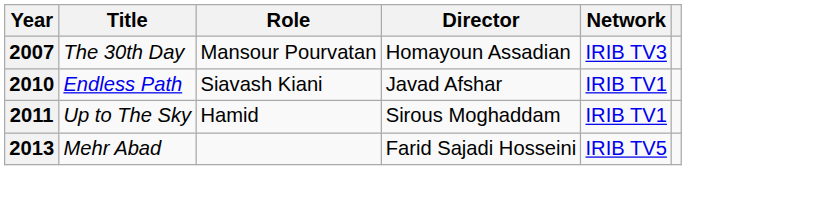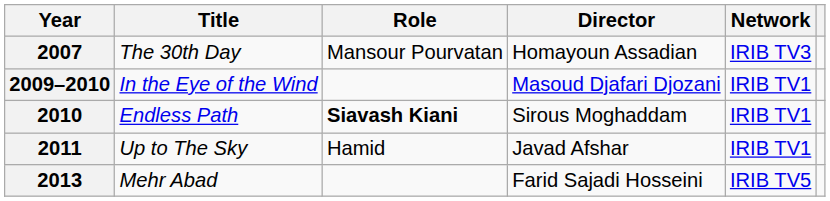+ row: (60, 84)
(262, 84) normal -> (393, 116) bold
(444, 84) Javad Afshar -> (600, 116) Sirous Moghaddam
(473, 116) Sirous Moghaddam -> (570, 148) Javad Afshar
